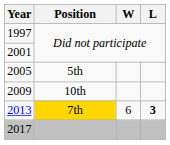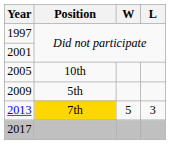(75, 71) 5th -> (75, 71) 10th
(75, 91) 10th -> (75, 91) 5th
(128, 110) 6 -> (128, 110) 5
(153, 110) bold -> (153, 110) normal
